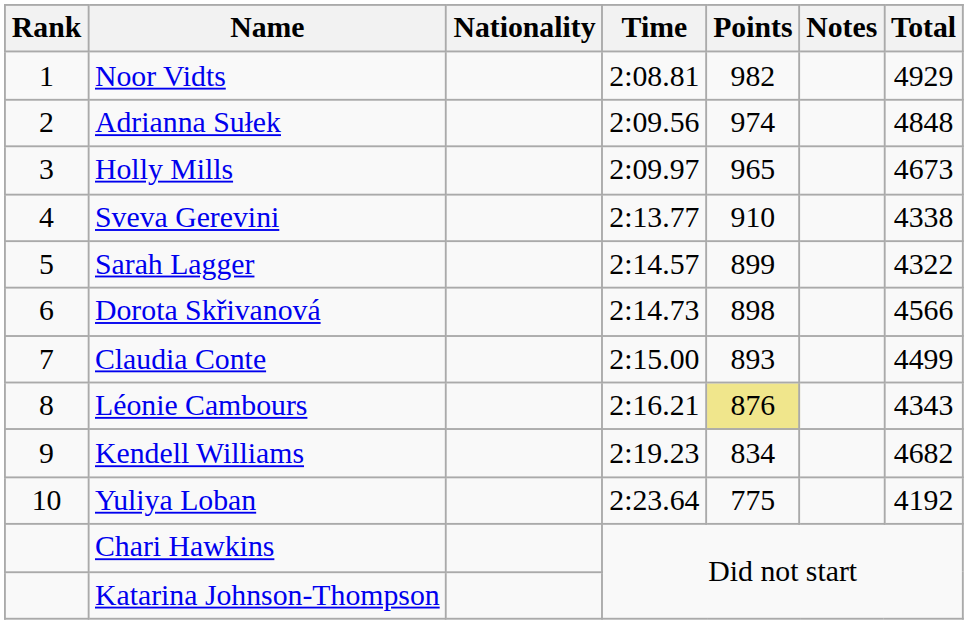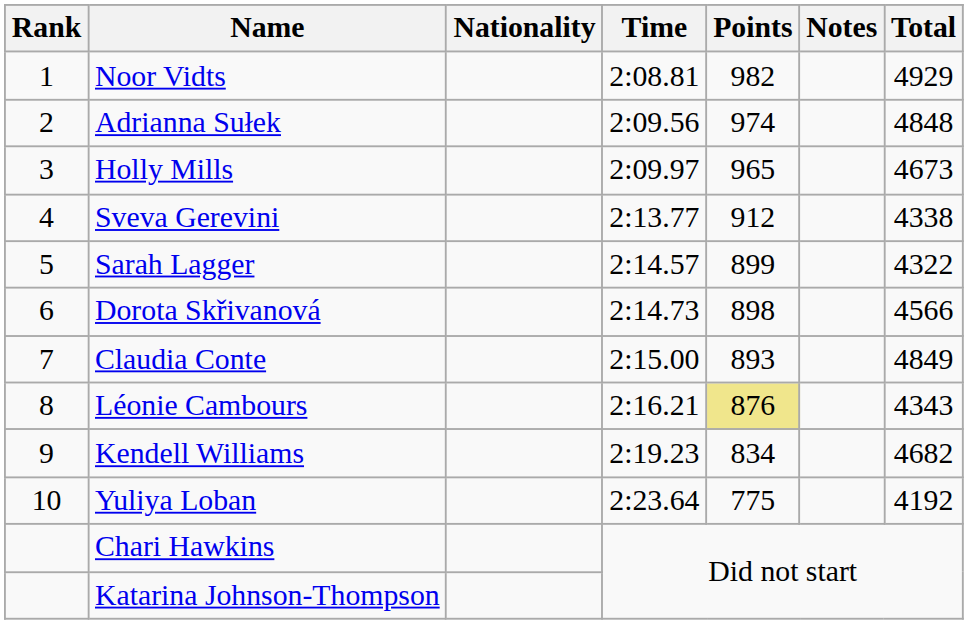(753, 216) 910 -> (753, 216) 912
(924, 358) 4499 -> (924, 358) 4849
